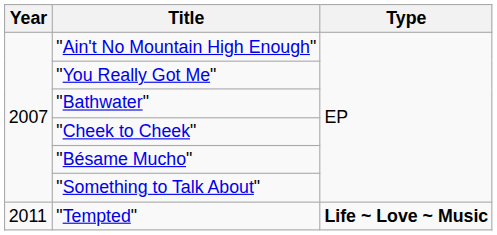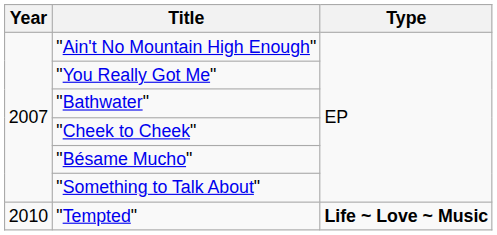(28, 215) 2011 -> (28, 215) 2010
